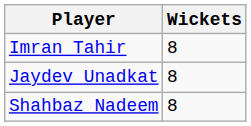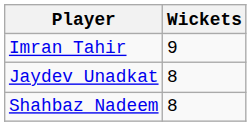(172, 48) 8 -> (172, 48) 9
